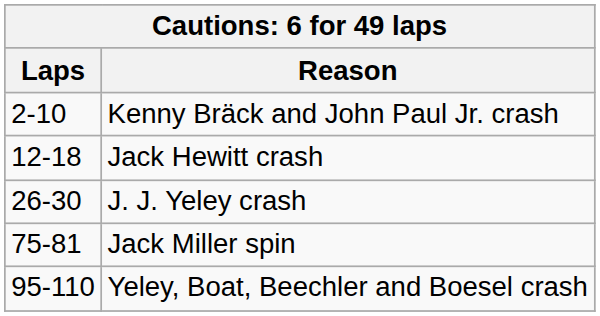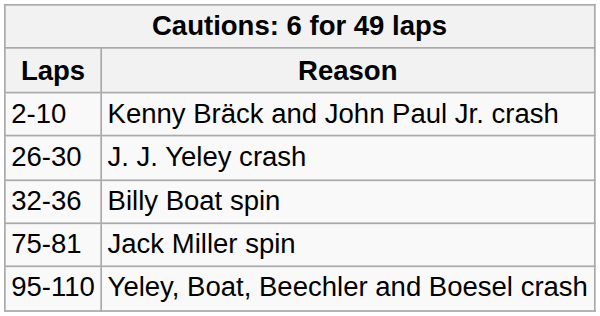- row: (215, 157)
+ row: (194, 200)
